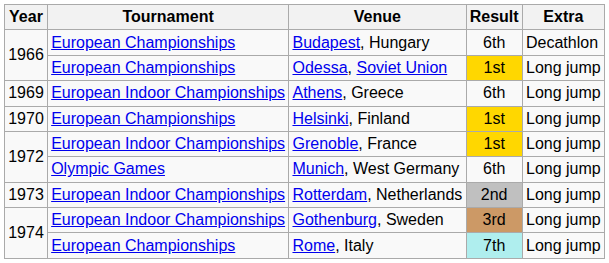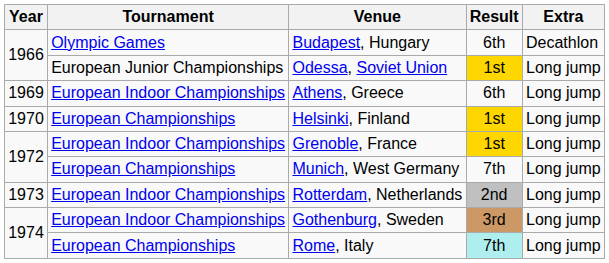(143, 42) European Championships -> (108, 42) Olympic Games
(143, 67) European Championships -> (167, 67) European Junior Championships
(108, 169) Olympic Games -> (143, 169) European Championships
(494, 169) 6th -> (494, 169) 7th
